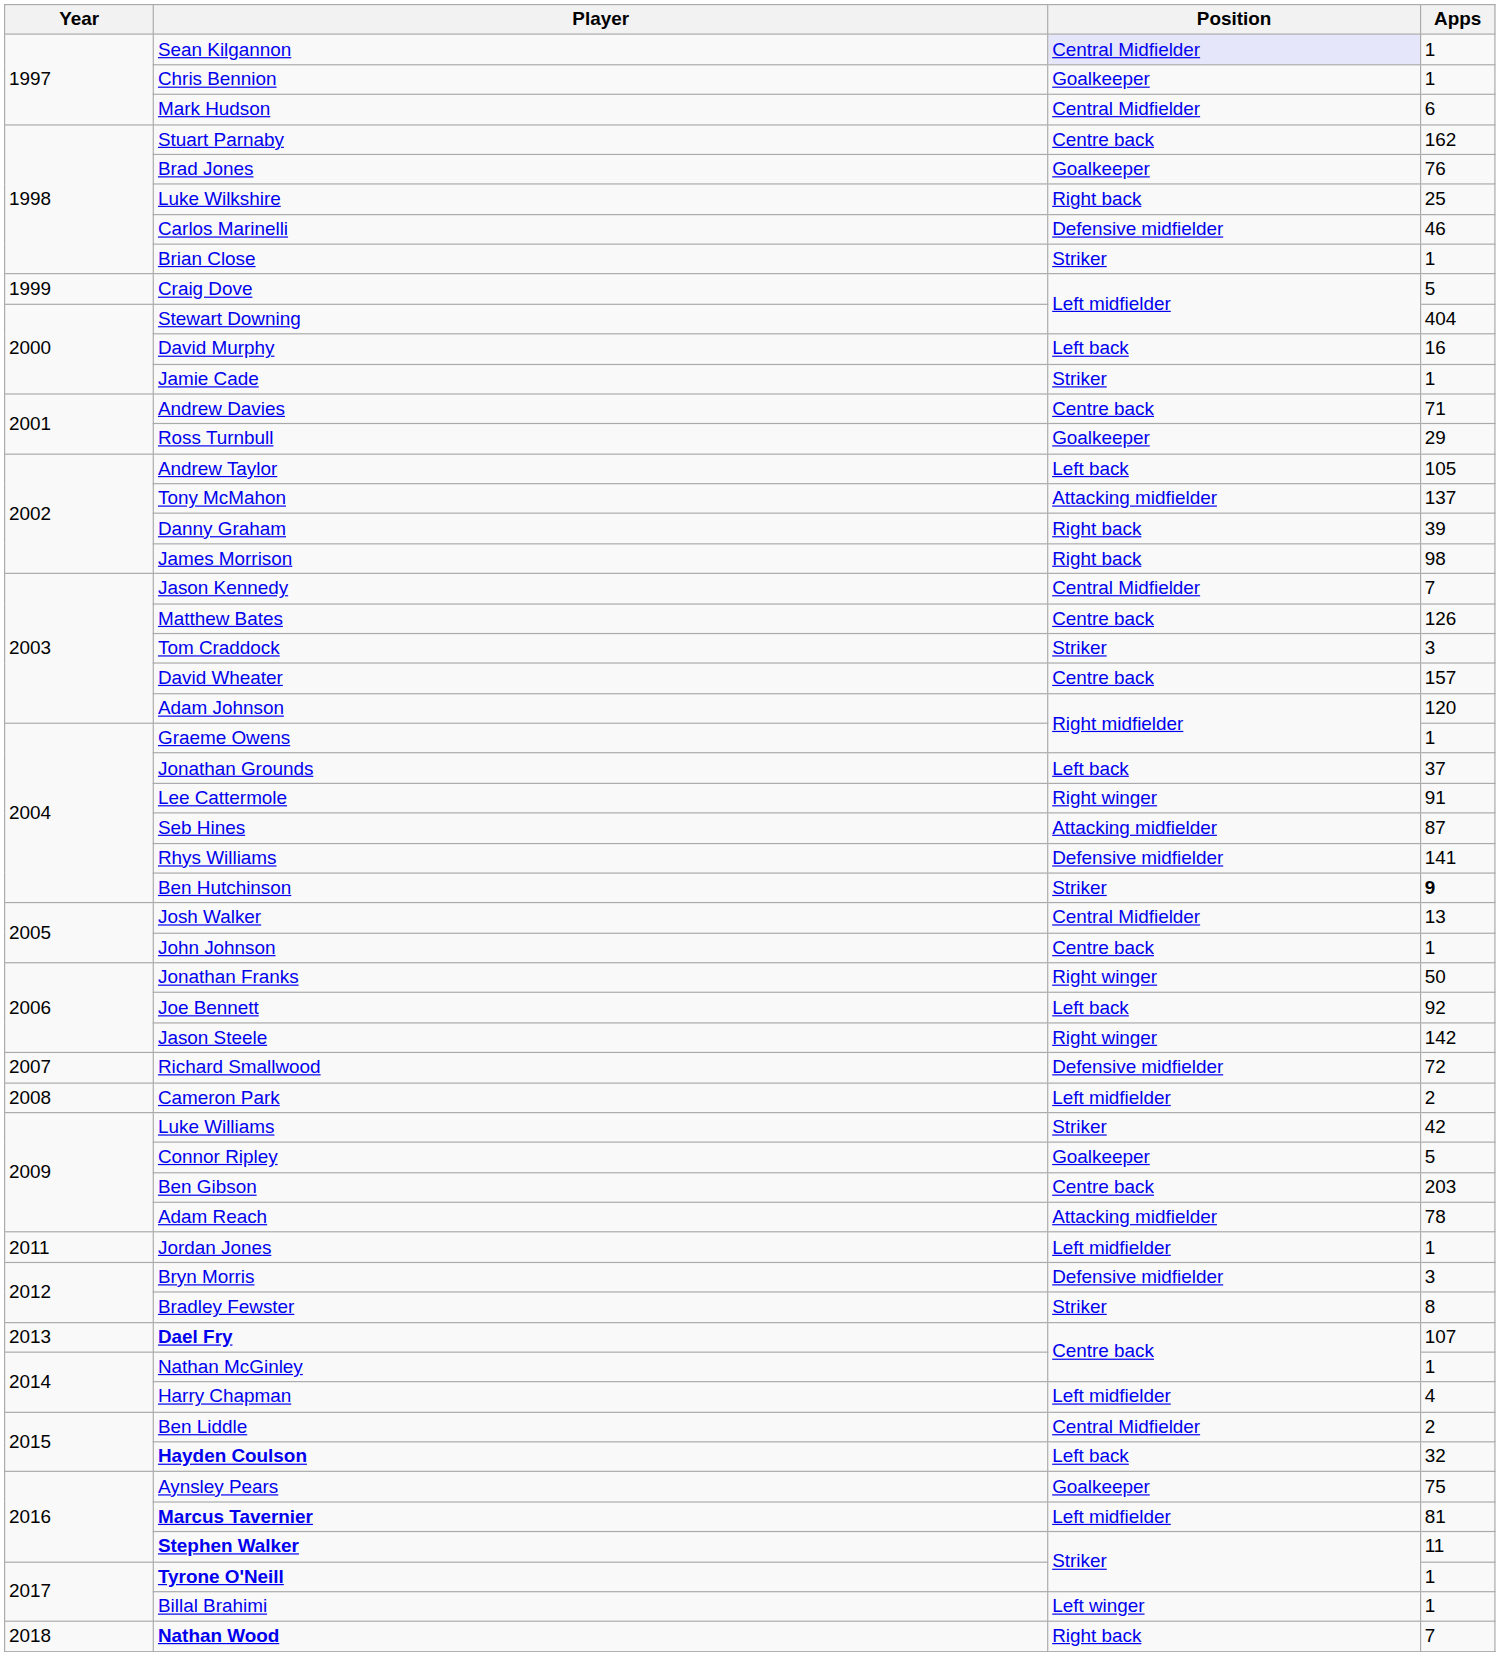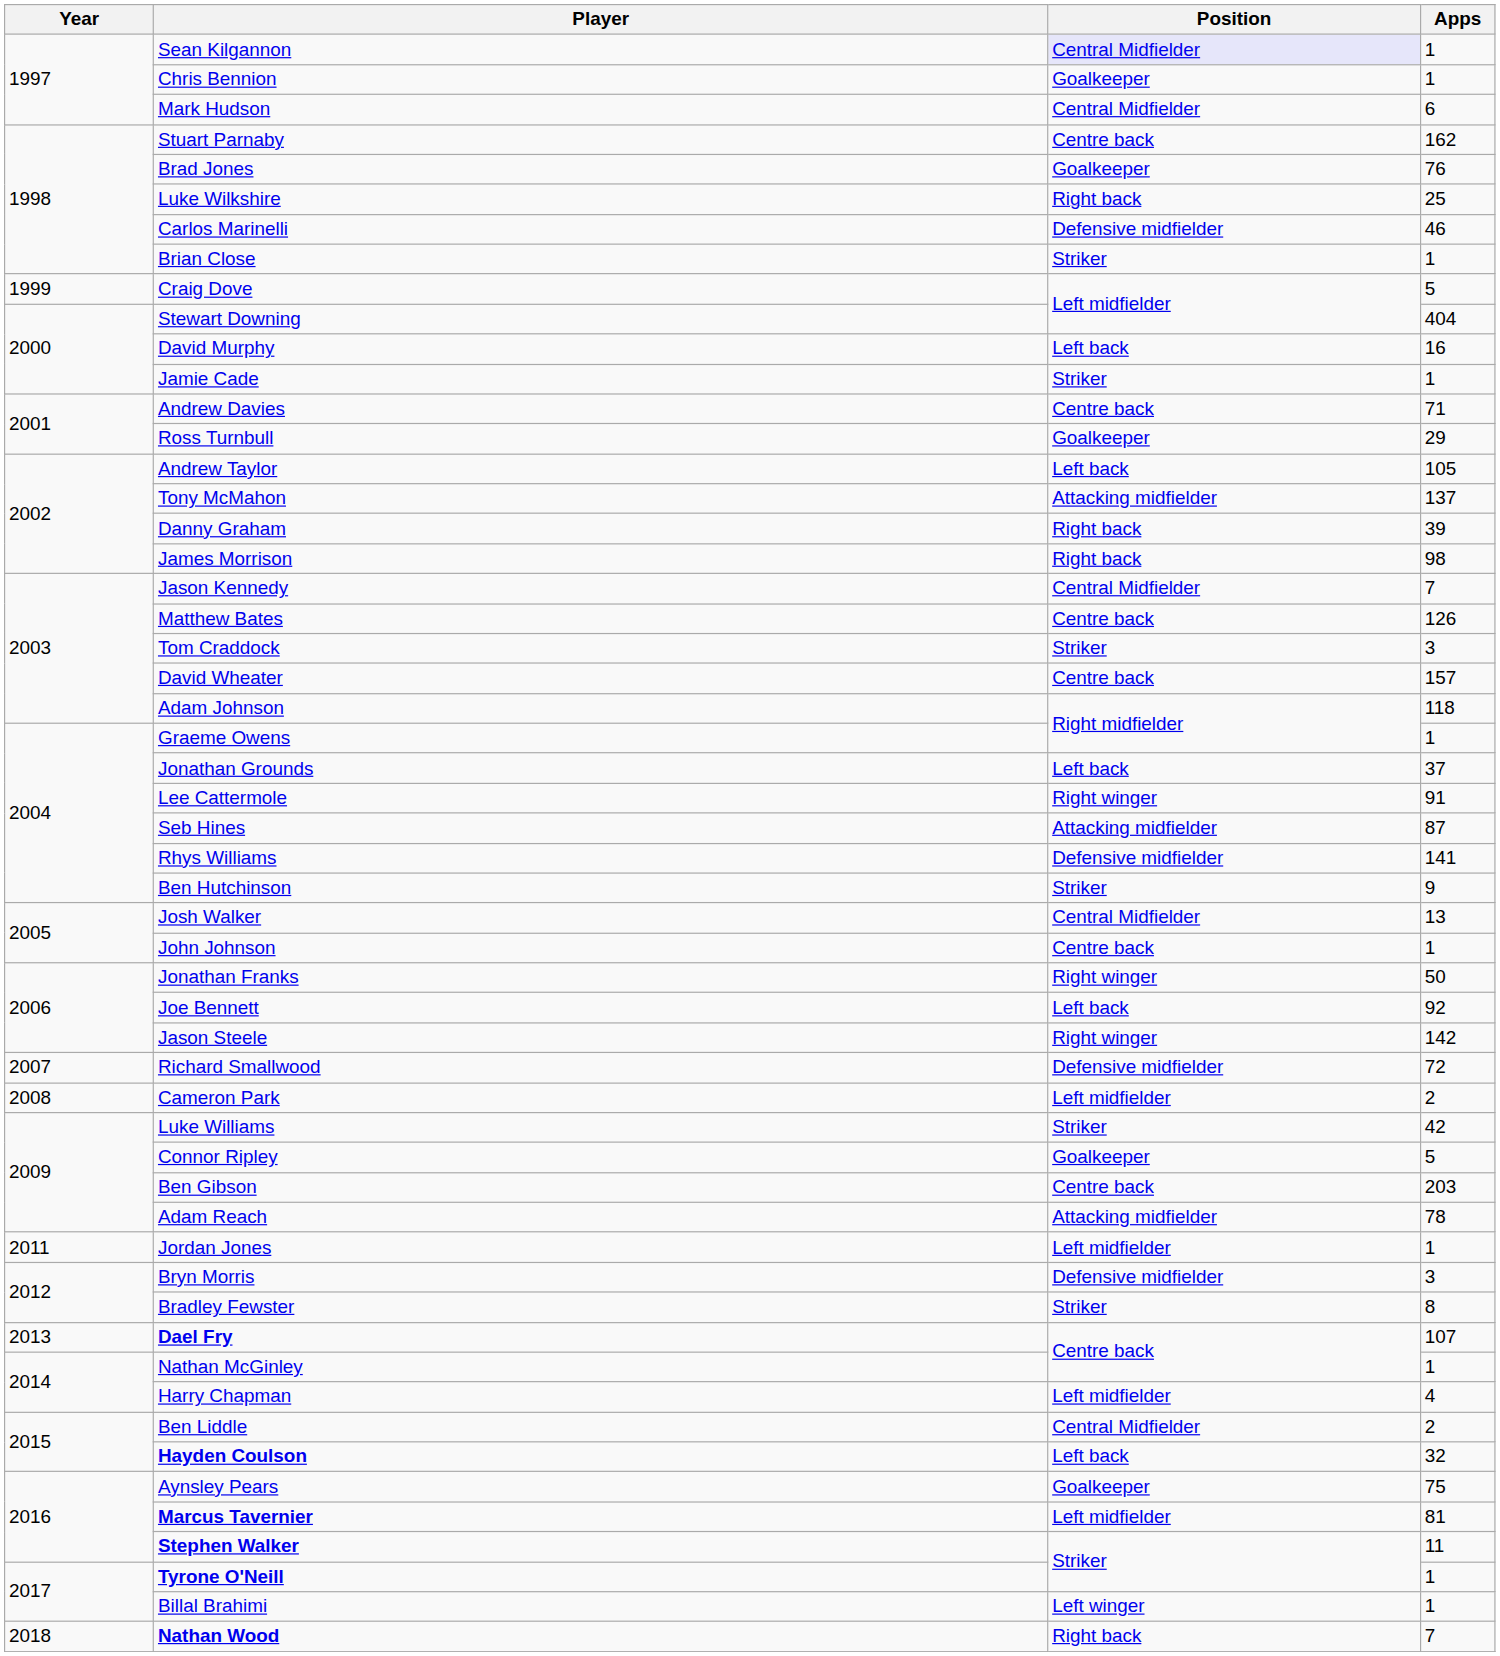(1441, 708) 120 -> (1440, 708) 118
(1430, 887) bold -> (1430, 887) normal
